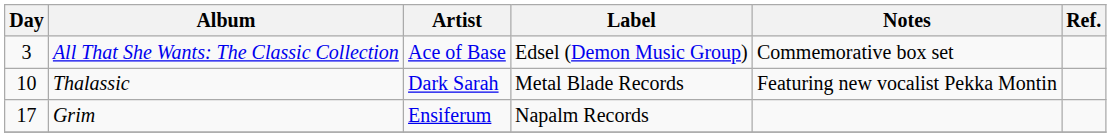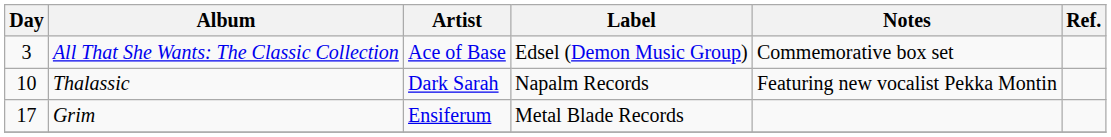(599, 83) Metal Blade Records -> (582, 83) Napalm Records
(582, 115) Napalm Records -> (599, 115) Metal Blade Records
